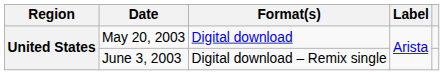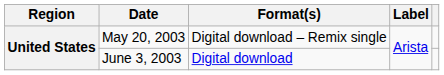(242, 37) Digital download -> (289, 37) Digital download – Remix single
(289, 59) Digital download – Remix single -> (242, 59) Digital download
